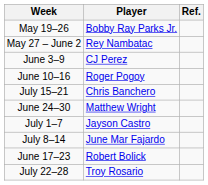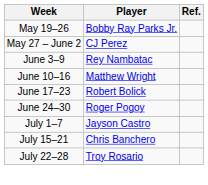(119, 44) Rey Nambatac -> (107, 44) CJ Perez
(107, 60) CJ Perez -> (119, 60) Rey Nambatac
(115, 76) Roger Pogoy -> (121, 76) Matthew Wright
rows swapped: (44, 156) <-> (44, 92)
(121, 108) Matthew Wright -> (115, 108) Roger Pogoy
- row: (44, 140)
